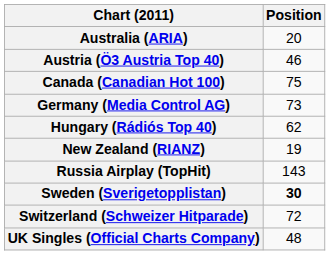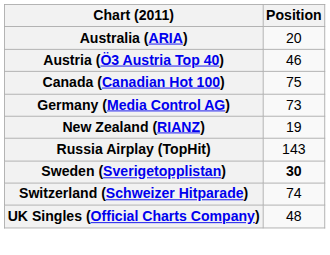- row: (134, 127)
(294, 216) 72 -> (294, 194) 74
